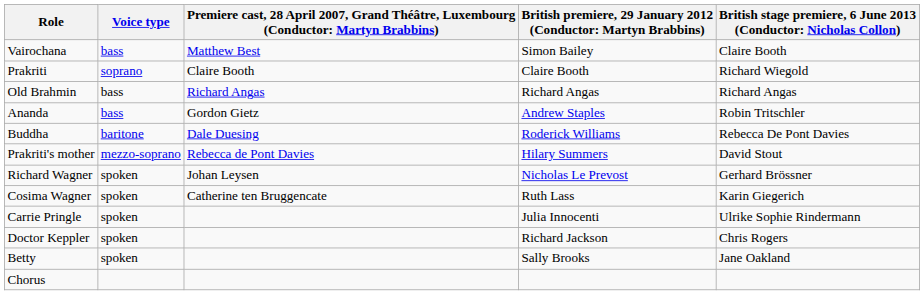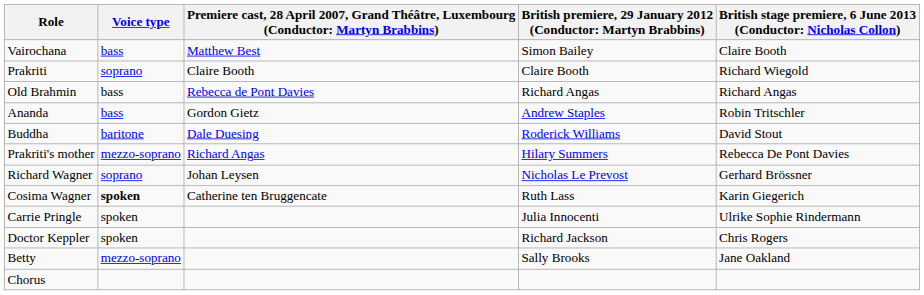(226, 92) Richard Angas -> (251, 92) Rebecca de Pont Davies
(784, 133) Rebecca De Pont Davies -> (751, 133) David Stout
(251, 154) Rebecca de Pont Davies -> (226, 154) Richard Angas
(751, 154) David Stout -> (784, 154) Rebecca De Pont Davies
(119, 175) spoken -> (122, 175) soprano
(119, 196) normal -> (120, 196) bold
(119, 258) spoken -> (141, 258) mezzo-soprano
